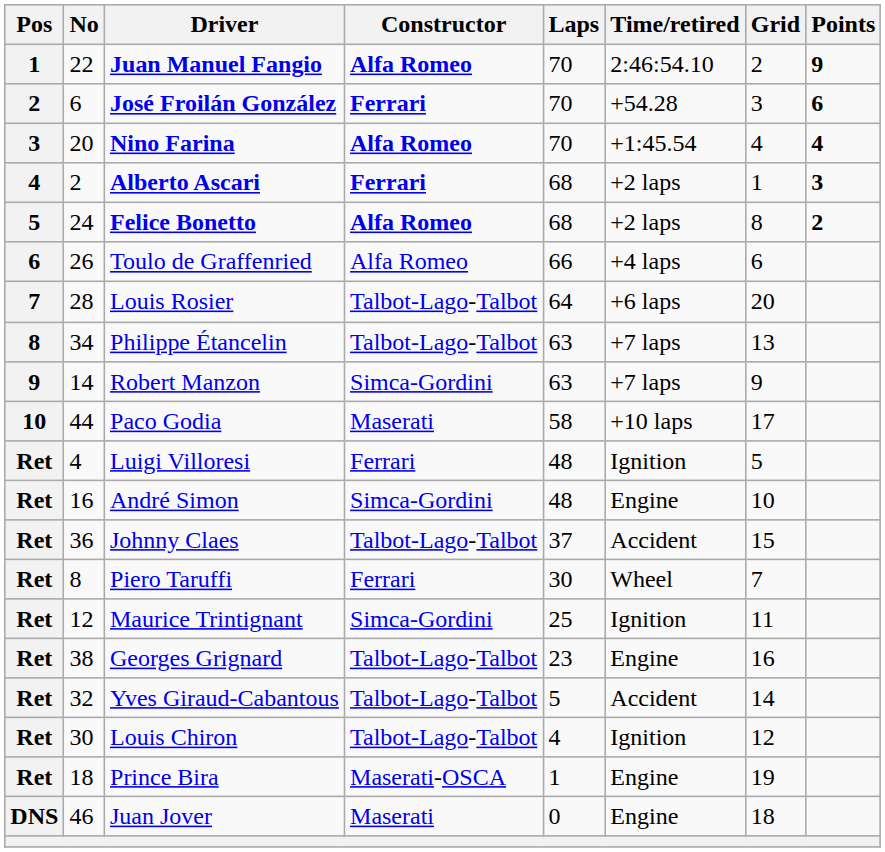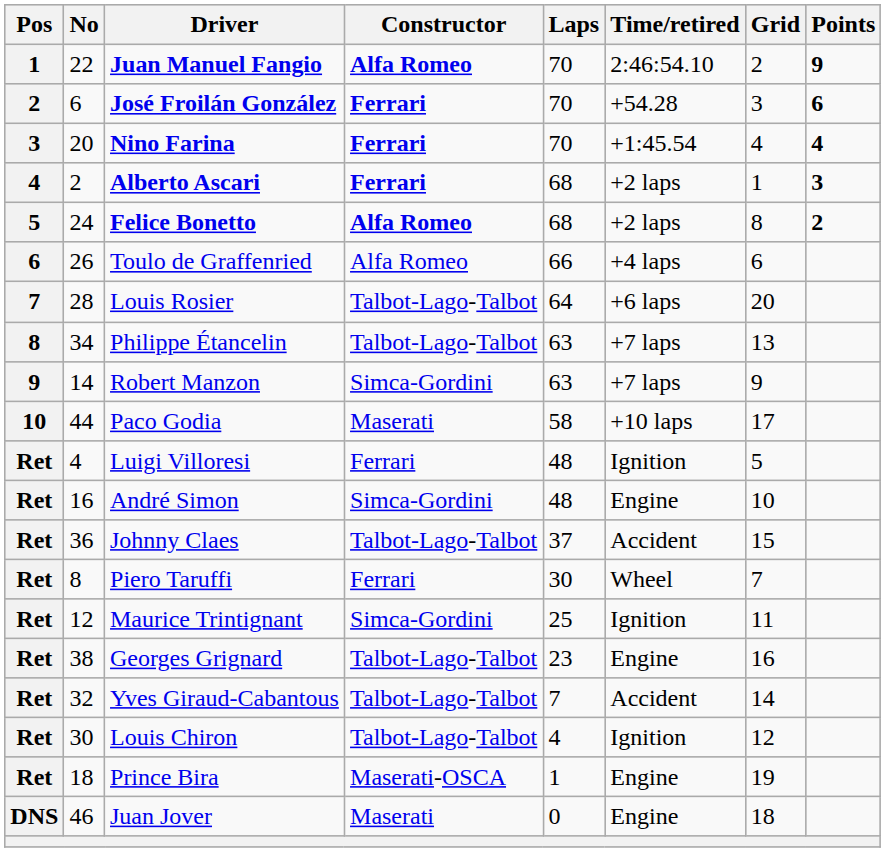(411, 143) Alfa Romeo -> (388, 143) Ferrari
(554, 697) 5 -> (554, 697) 7
